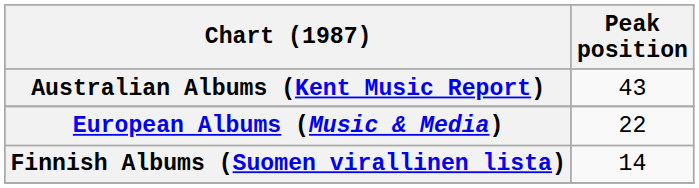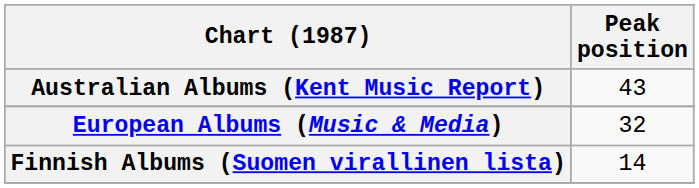(632, 126) 22 -> (632, 126) 32
